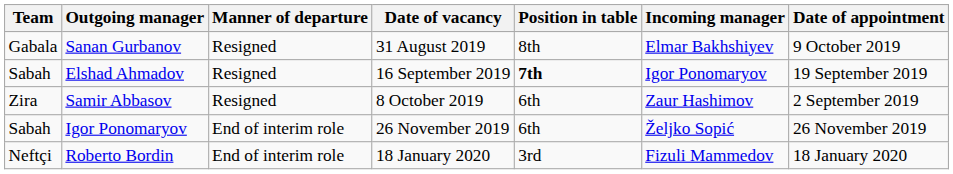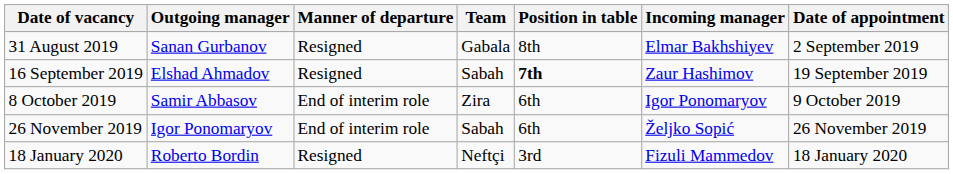columns swapped: (33, 18) <-> (443, 18)
(847, 45) 9 October 2019 -> (856, 45) 2 September 2019
(706, 73) Igor Ponomaryov -> (699, 73) Zaur Hashimov
(244, 100) Resigned -> (364, 100) End of interim role
(699, 100) Zaur Hashimov -> (706, 100) Igor Ponomaryov
(856, 100) 2 September 2019 -> (847, 100) 9 October 2019
(278, 155) End of interim role -> (330, 155) Resigned
